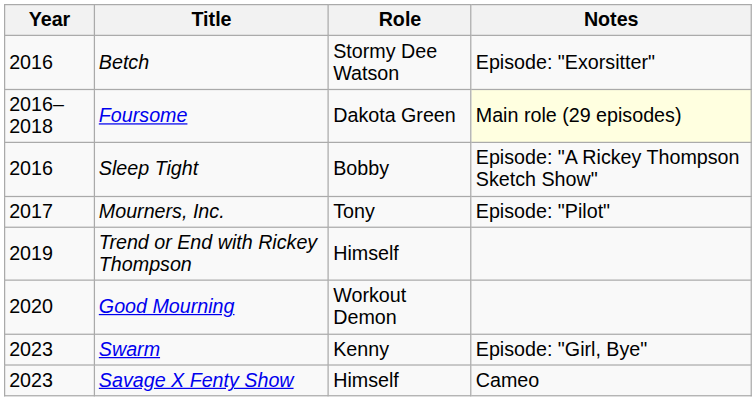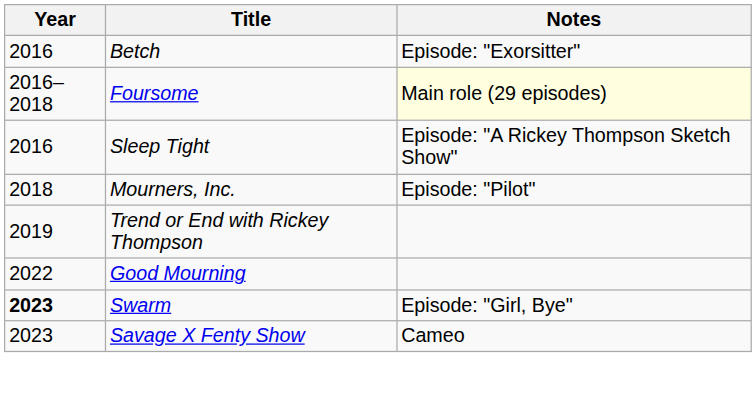- column: (400, 20)
(31, 211) 2017 -> (31, 189) 2018
(31, 307) 2020 -> (31, 273) 2022
(31, 349) normal -> (31, 305) bold
